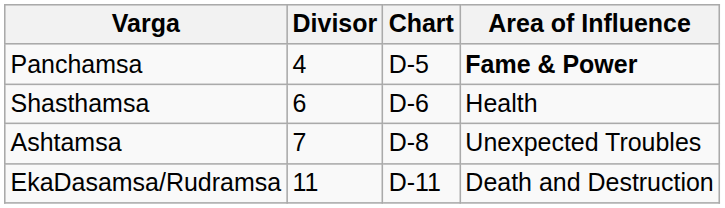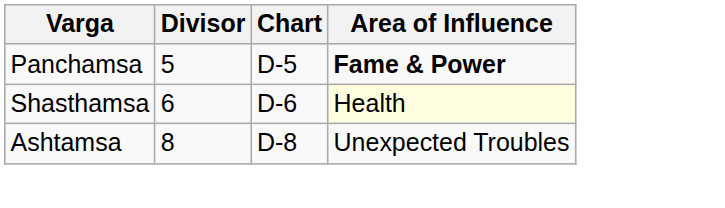(299, 63) 4 -> (168, 63) 5
(501, 103) no background -> (370, 103) lightyellow background
(299, 143) 7 -> (168, 143) 8
- row: (146, 182)
